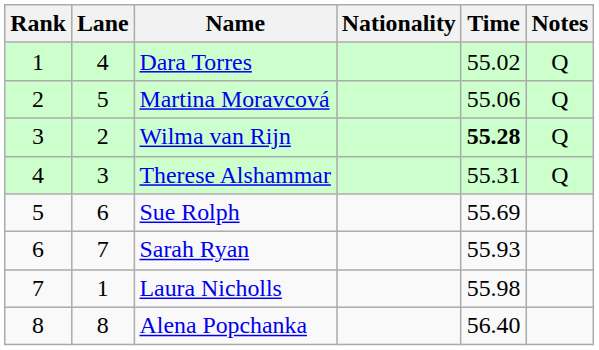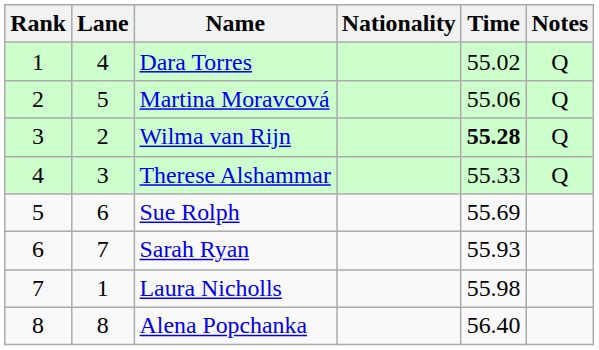(494, 174) 55.31 -> (494, 174) 55.33
